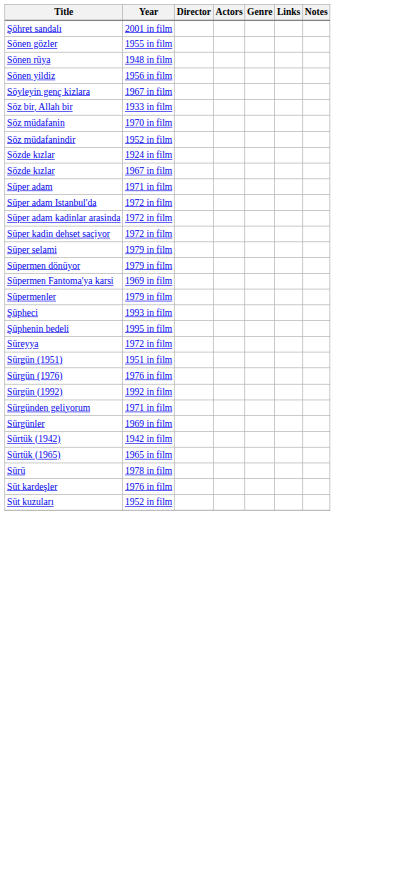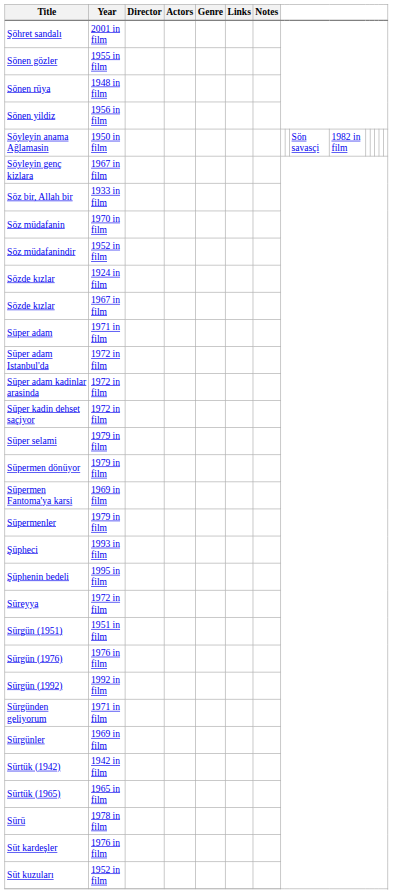+ row: (38, 143)
